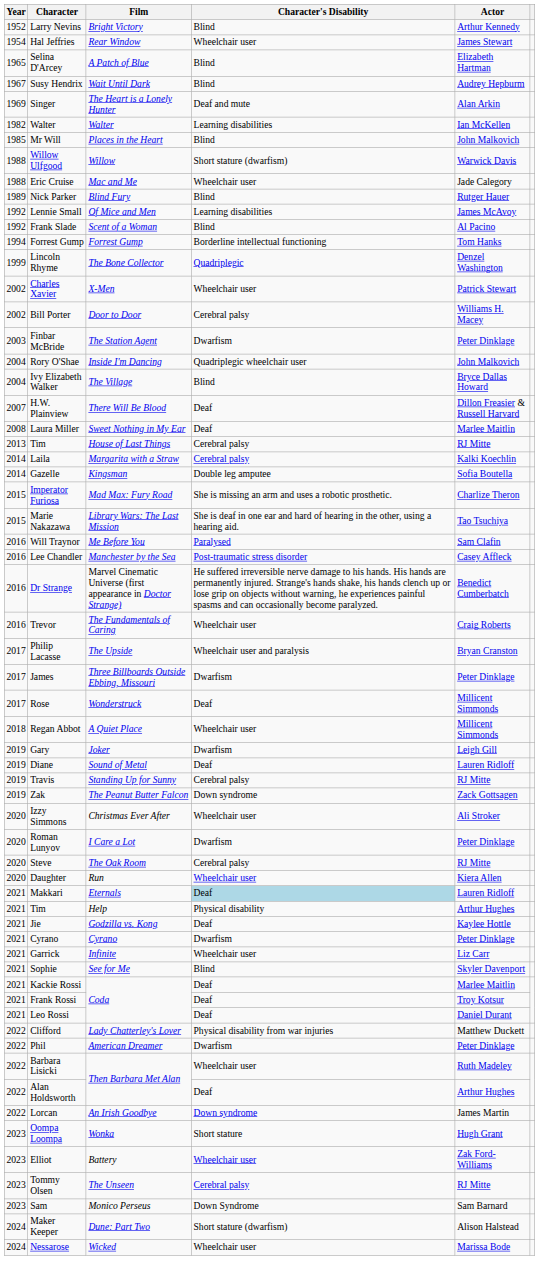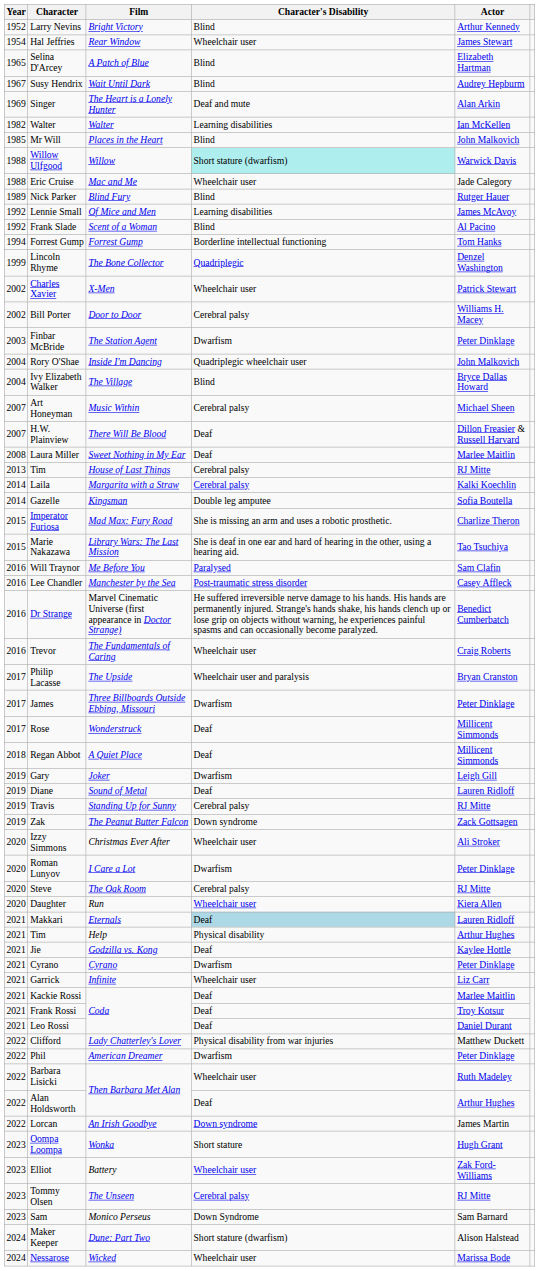(240, 160) no background -> (240, 160) paleturquoise background
+ row: (51, 408)
(225, 729) Wheelchair user -> (203, 755) Deaf
- row: (43, 969)
